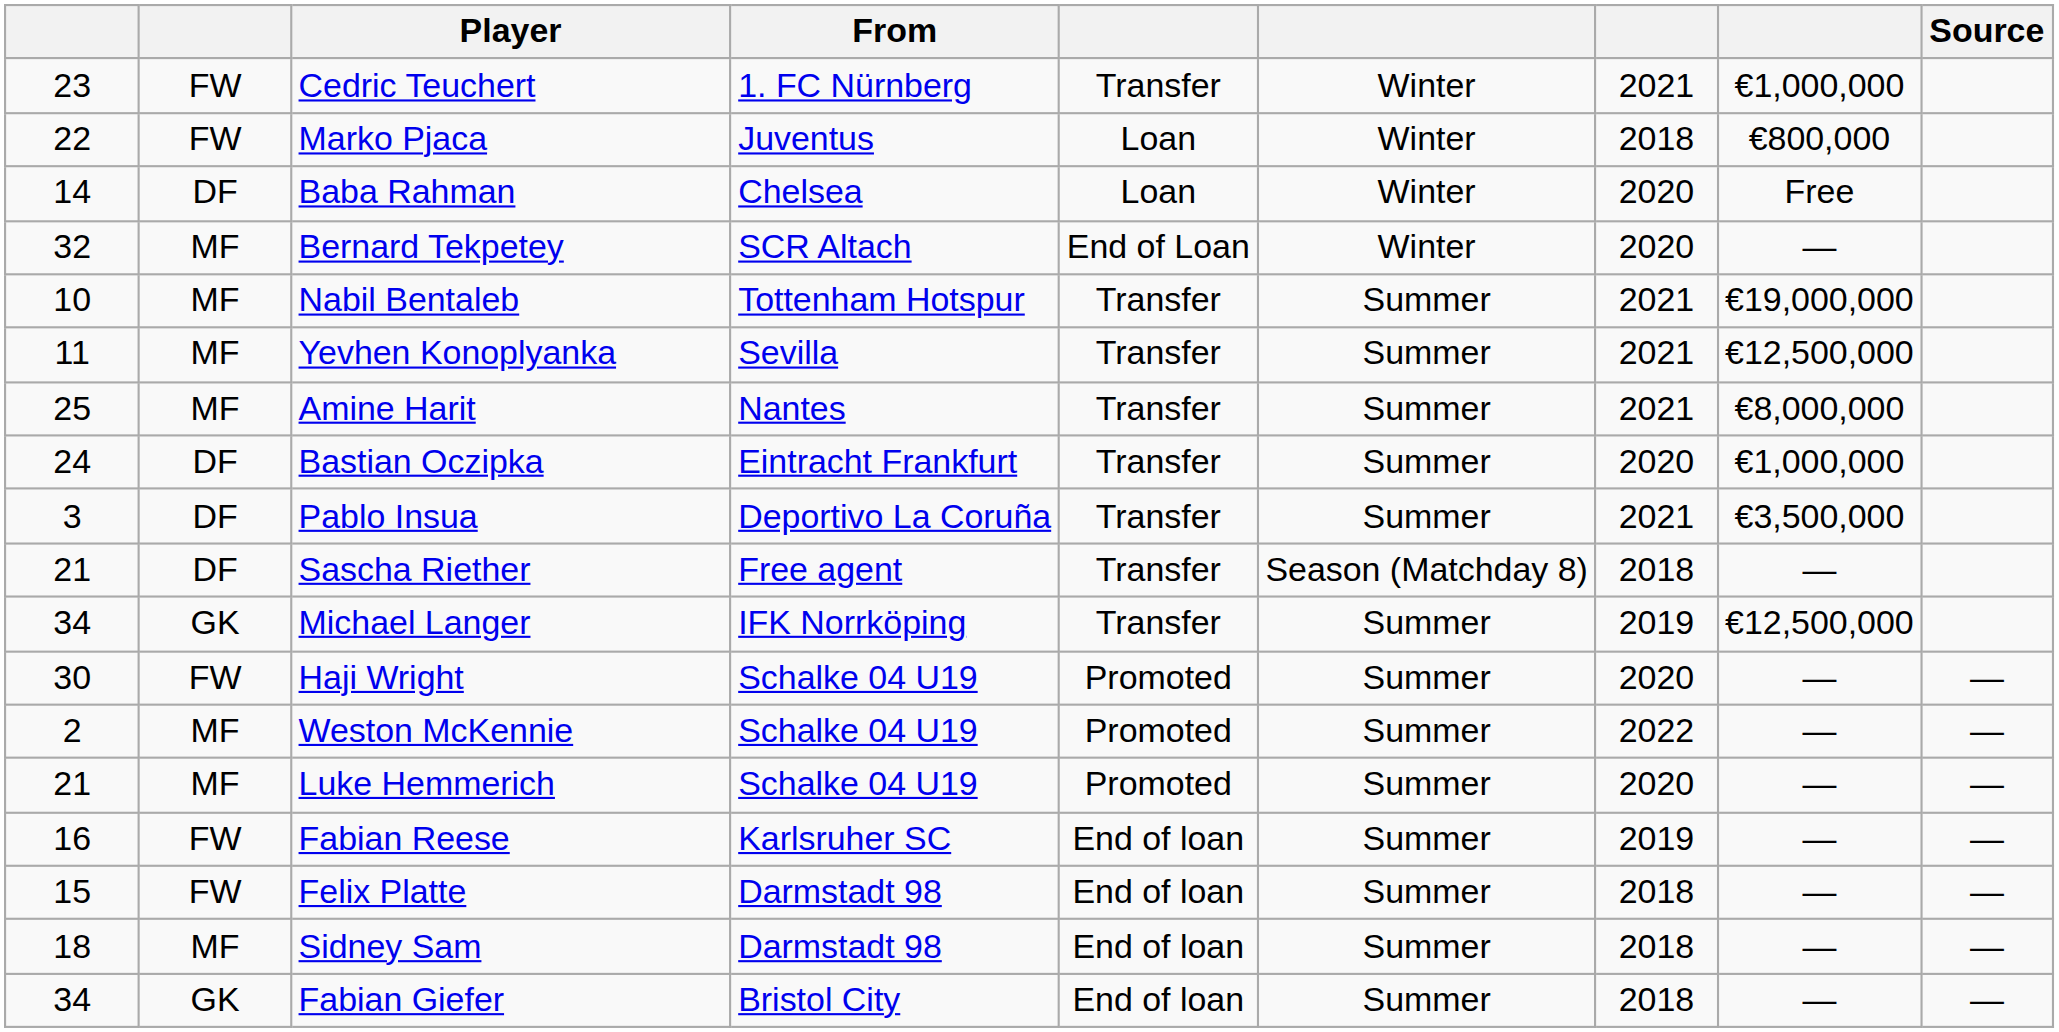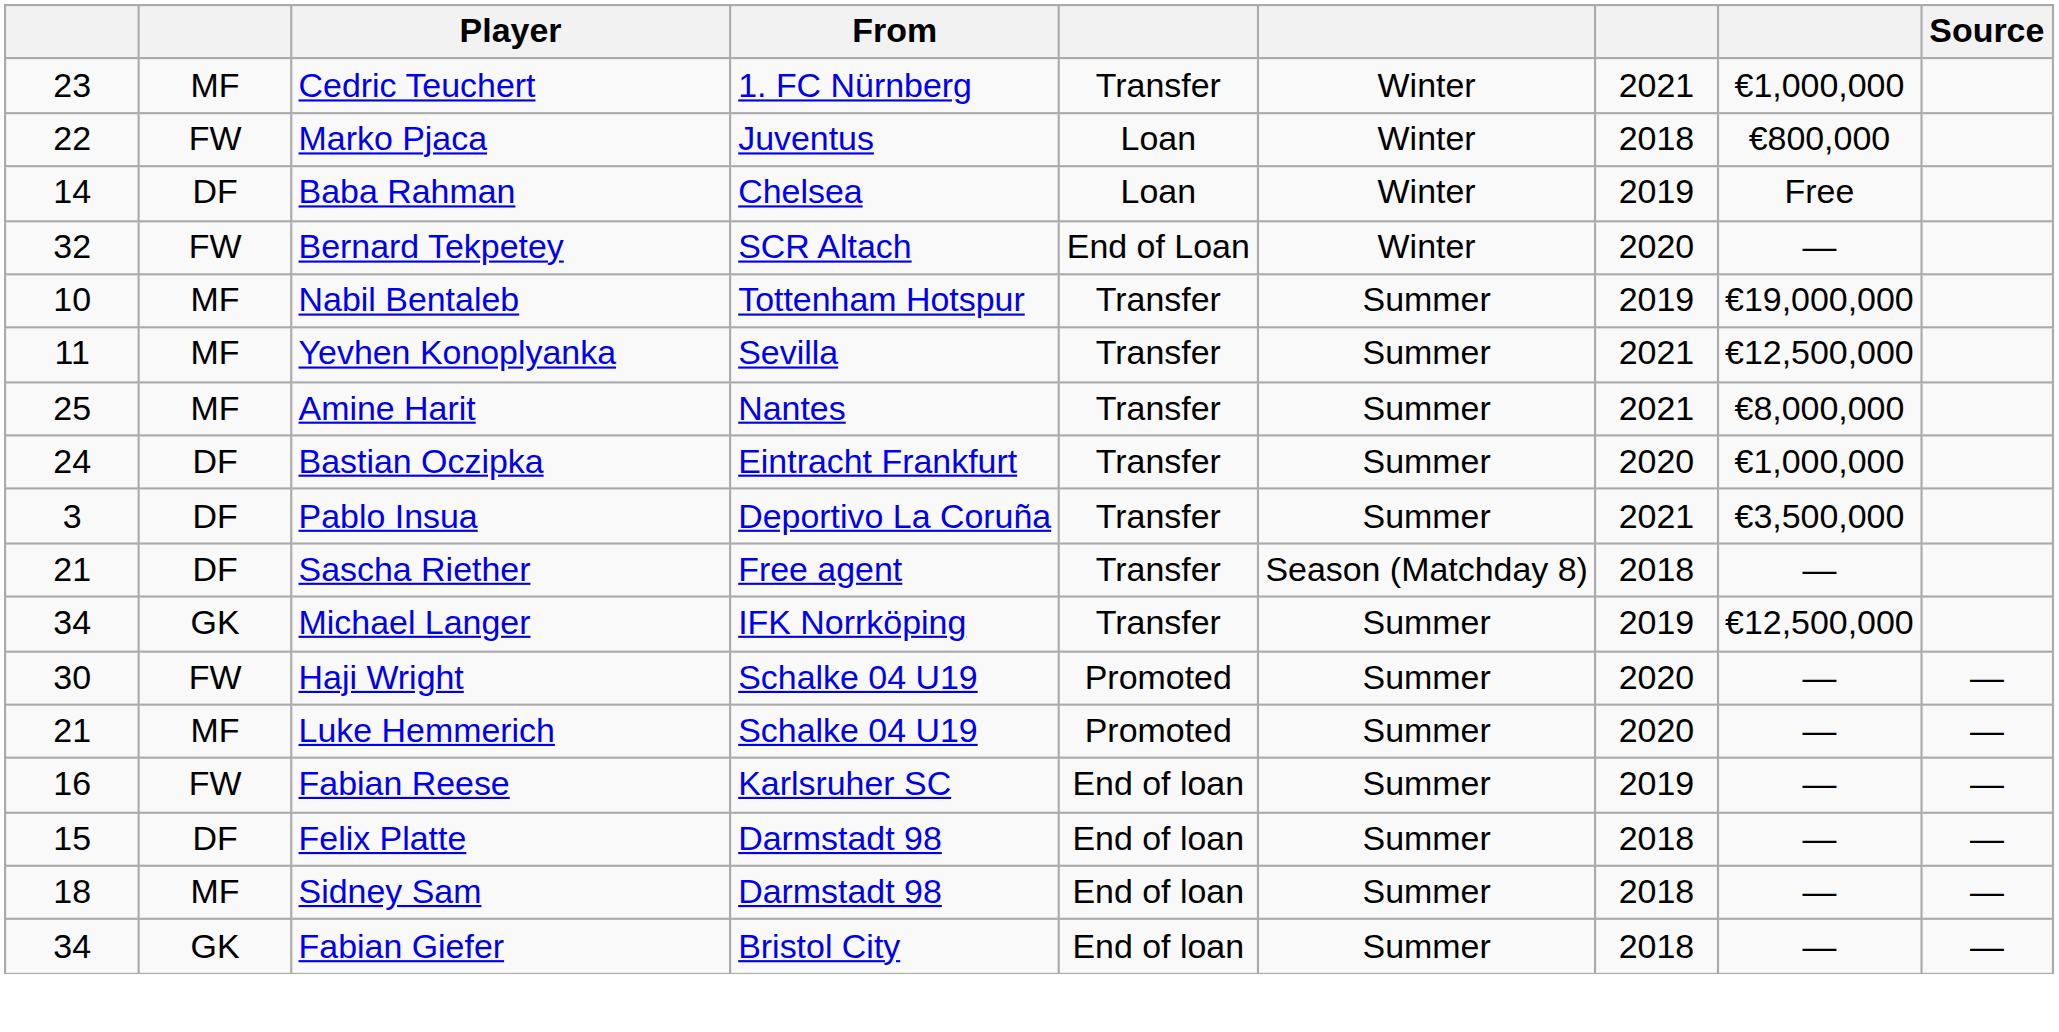(215, 85) FW -> (215, 85) MF
(1656, 192) 2020 -> (1656, 192) 2019
(215, 246) MF -> (215, 246) FW
(1656, 300) 2021 -> (1656, 300) 2019
- row: (436, 730)
(215, 892) FW -> (215, 838) DF
